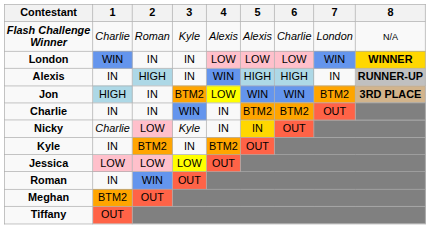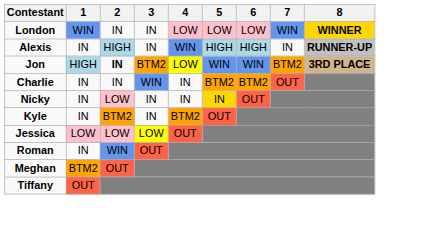- row: (49, 36)
(152, 94) normal -> (117, 64) bold
(113, 128) Charlie -> (83, 99) IN
(189, 128) Kyle -> (151, 99) IN
